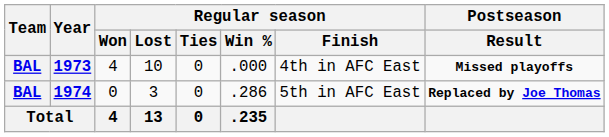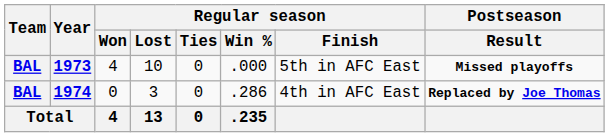(350, 68) 4th in AFC East -> (350, 68) 5th in AFC East
(350, 94) 5th in AFC East -> (350, 94) 4th in AFC East
